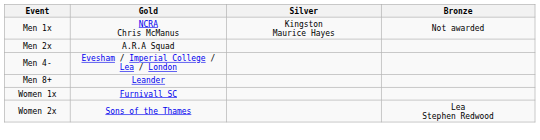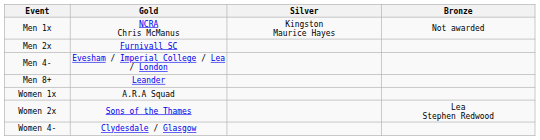(148, 46) A.R.A Squad -> (149, 46) Furnivall SC
(148, 94) Furnivall SC -> (149, 94) A.R.A Squad
+ row: (37, 129)
